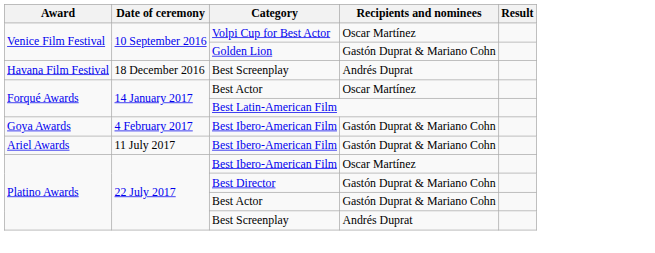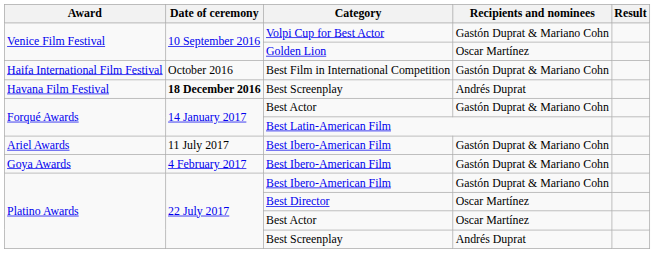(379, 32) Oscar Martínez -> (532, 32) Gastón Duprat & Mariano Cohn
(419, 51) Gastón Duprat & Mariano Cohn -> (492, 51) Oscar Martínez
+ row: (85, 70)
(160, 70) normal -> (214, 88) bold
(379, 88) Oscar Martínez -> (532, 107) Gastón Duprat & Mariano Cohn
rows swapped: (39, 126) <-> (38, 145)
(379, 164) Oscar Martínez -> (532, 182) Gastón Duprat & Mariano Cohn
(419, 182) Gastón Duprat & Mariano Cohn -> (492, 201) Oscar Martínez
(419, 201) Gastón Duprat & Mariano Cohn -> (492, 220) Oscar Martínez
